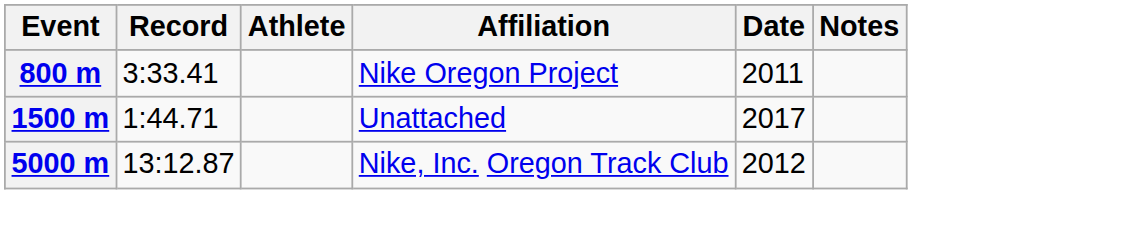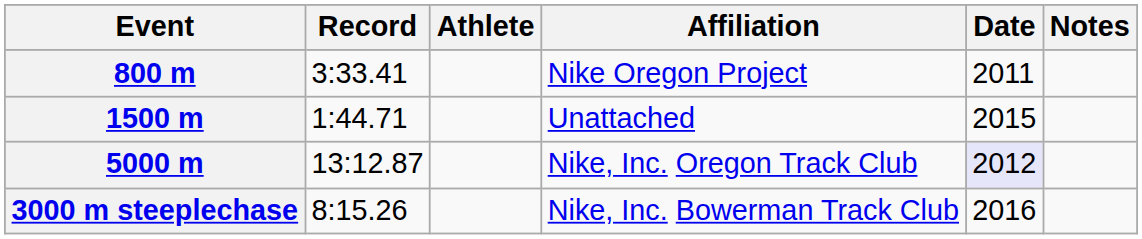(774, 118) 2017 -> (1004, 118) 2015
(774, 164) no background -> (1004, 164) lavender background
+ row: (155, 210)
